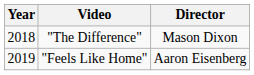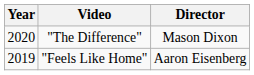(21, 37) 2018 -> (21, 37) 2020
